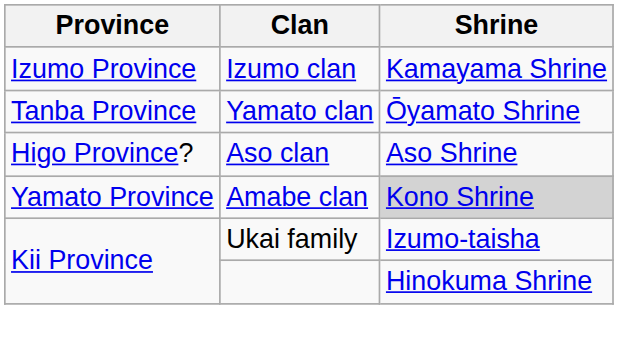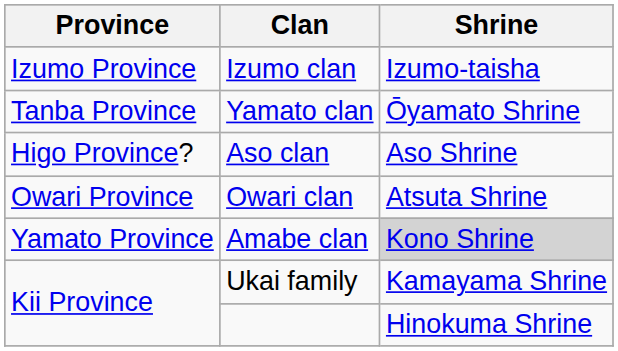(497, 68) Kamayama Shrine -> (463, 68) Izumo-taisha
+ row: (290, 196)
(463, 238) Izumo-taisha -> (497, 281) Kamayama Shrine
